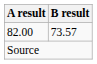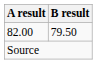(64, 31) 73.57 -> (64, 31) 79.50
